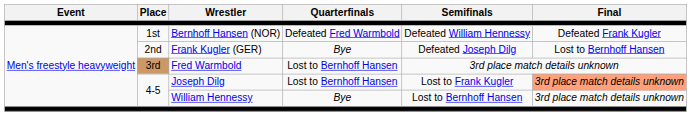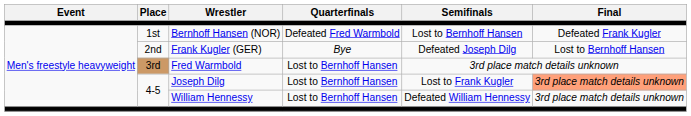(467, 33) Defeated William Hennessy -> (467, 33) Lost to Bernhoff Hansen
(342, 98) Bye -> (342, 98) Lost to Bernhoff Hansen
(467, 98) Lost to Bernhoff Hansen -> (467, 98) Defeated William Hennessy
